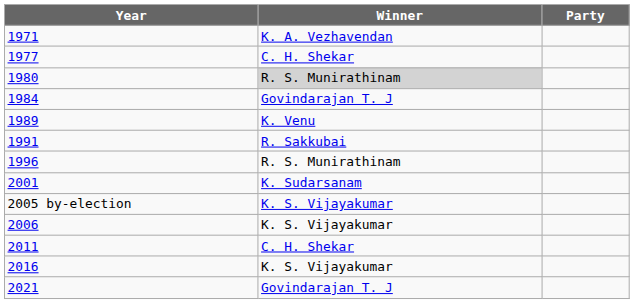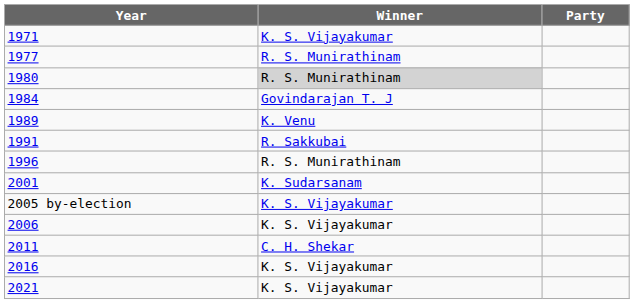(327, 36) K. A. Vezhavendan -> (327, 36) K. S. Vijayakumar
(308, 57) C. H. Shekar -> (331, 57) R. S. Munirathinam
(327, 288) Govindarajan T. J -> (327, 288) K. S. Vijayakumar
